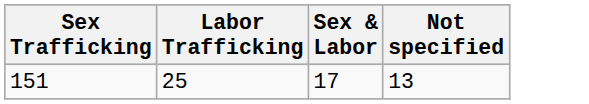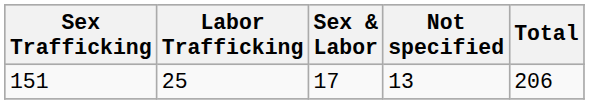+ column: (546, 35)
